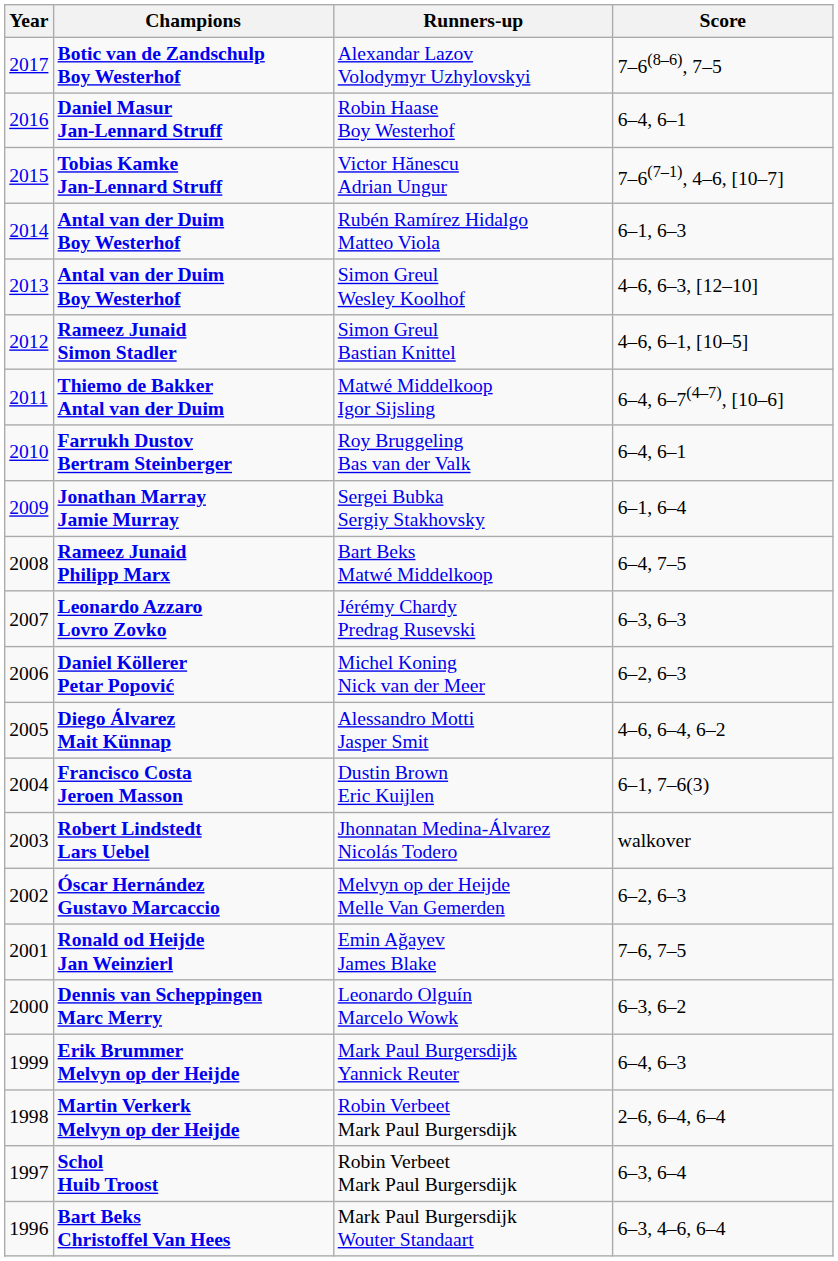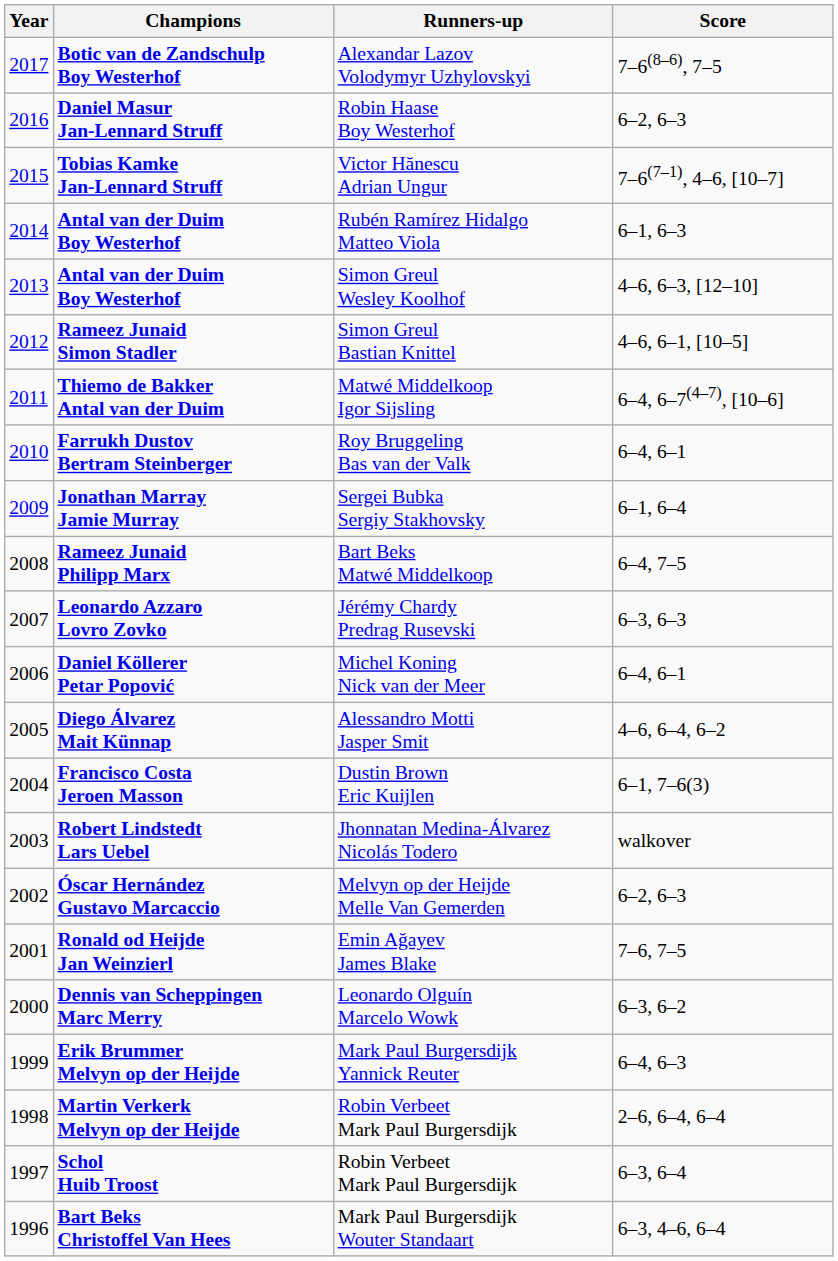(652, 120) 6–4, 6–1 -> (652, 120) 6–2, 6–3
(652, 674) 6–2, 6–3 -> (652, 674) 6–4, 6–1
